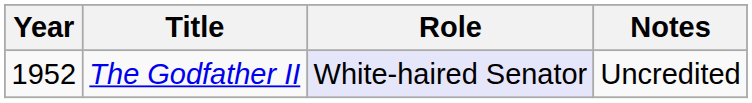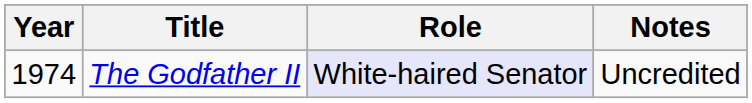(44, 73) 1952 -> (44, 73) 1974
